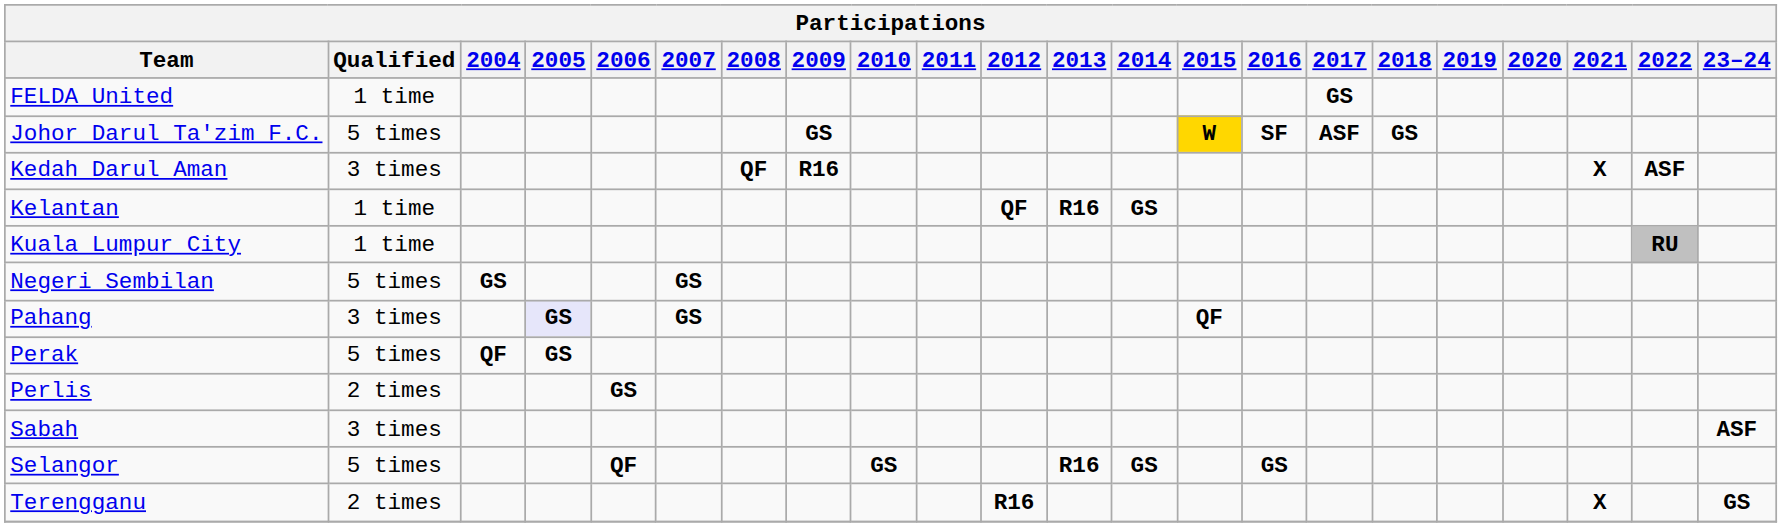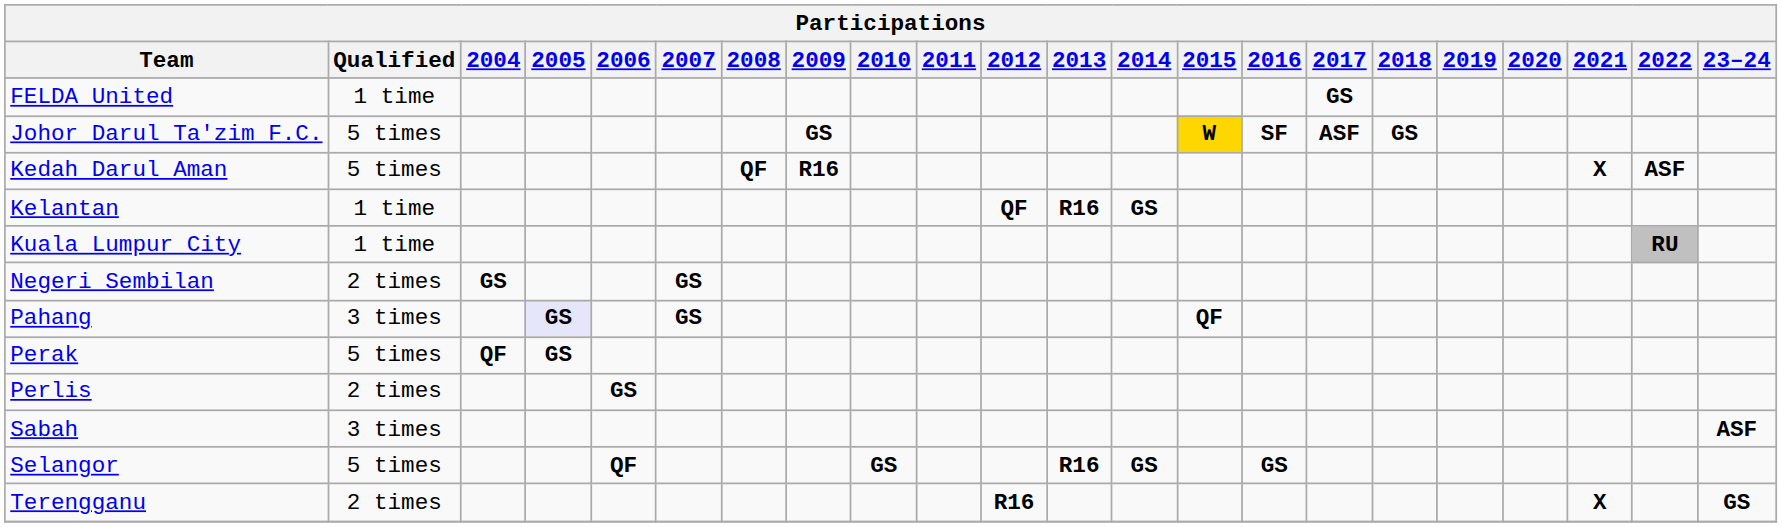(394, 171) 3 times -> (394, 171) 5 times
(394, 281) 5 times -> (394, 281) 2 times
